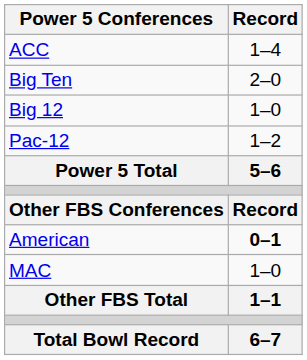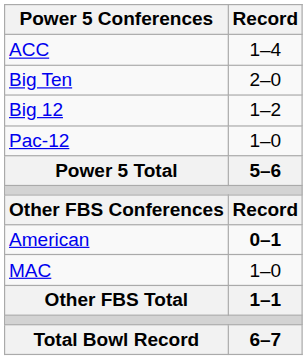(265, 110) 1–0 -> (265, 110) 1–2
(265, 140) 1–2 -> (265, 140) 1–0
